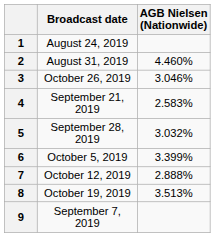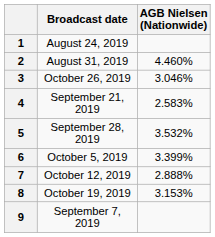(174, 133) 3.032% -> (174, 133) 3.532%
(174, 193) 3.513% -> (174, 193) 3.153%
